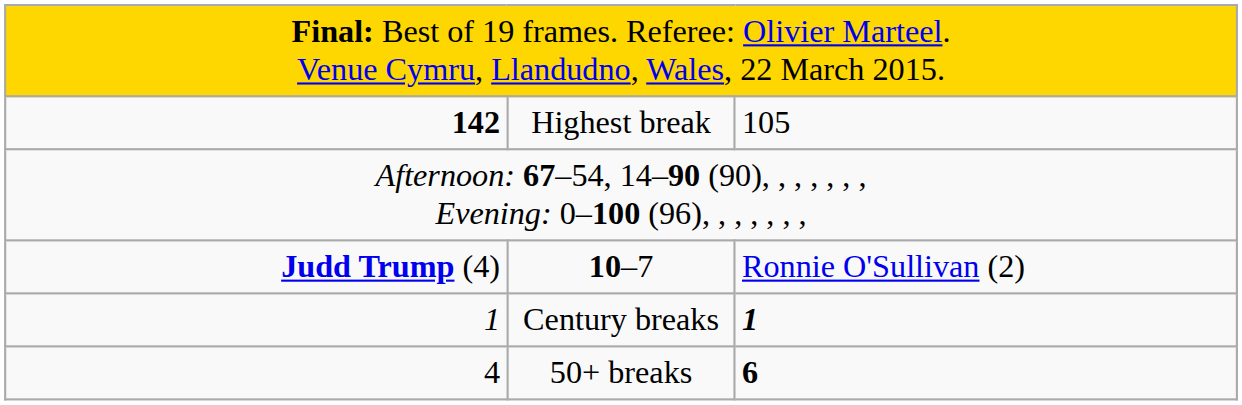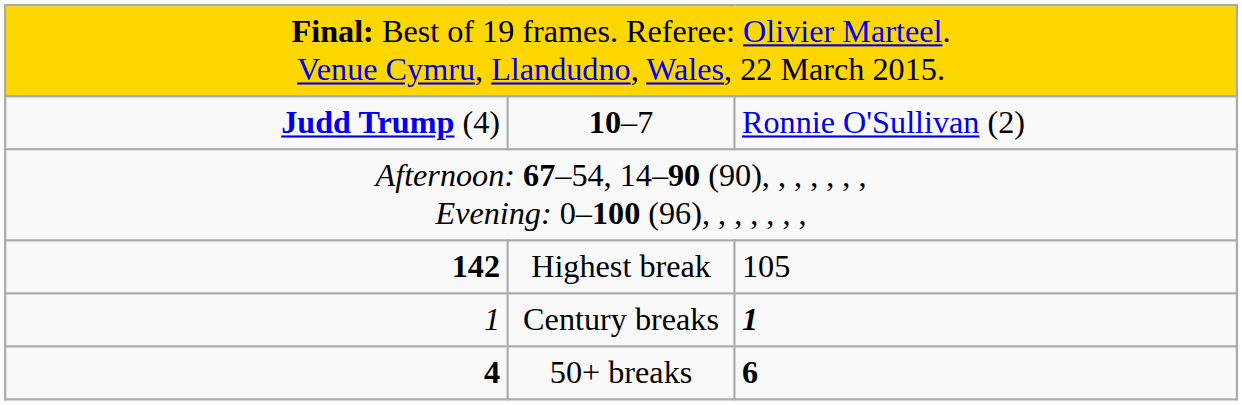rows swapped: (621, 266) <-> (621, 122)
(492, 373) normal -> (492, 373) bold
